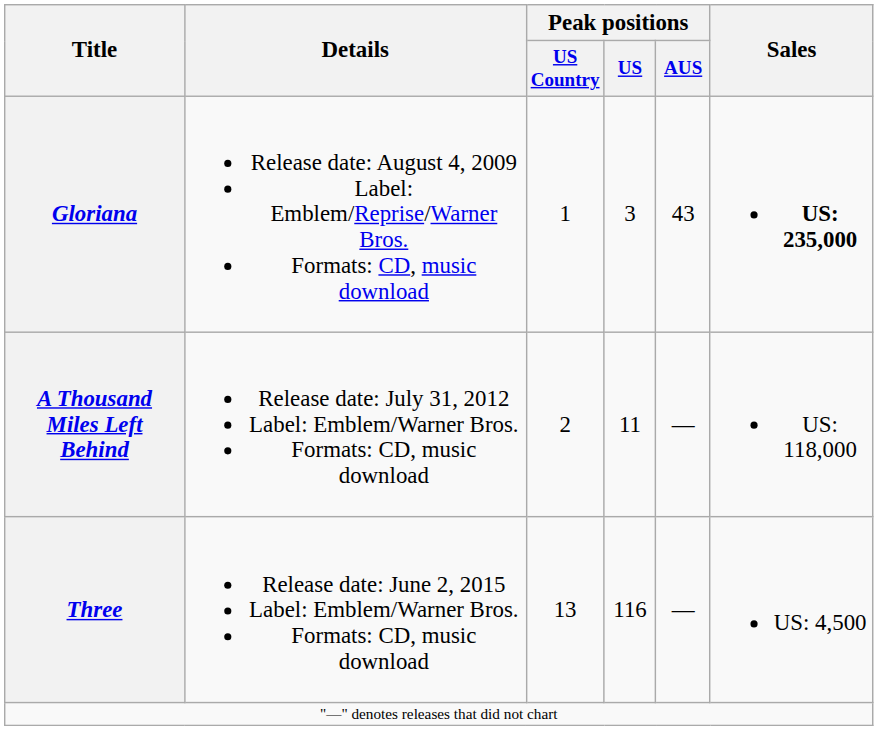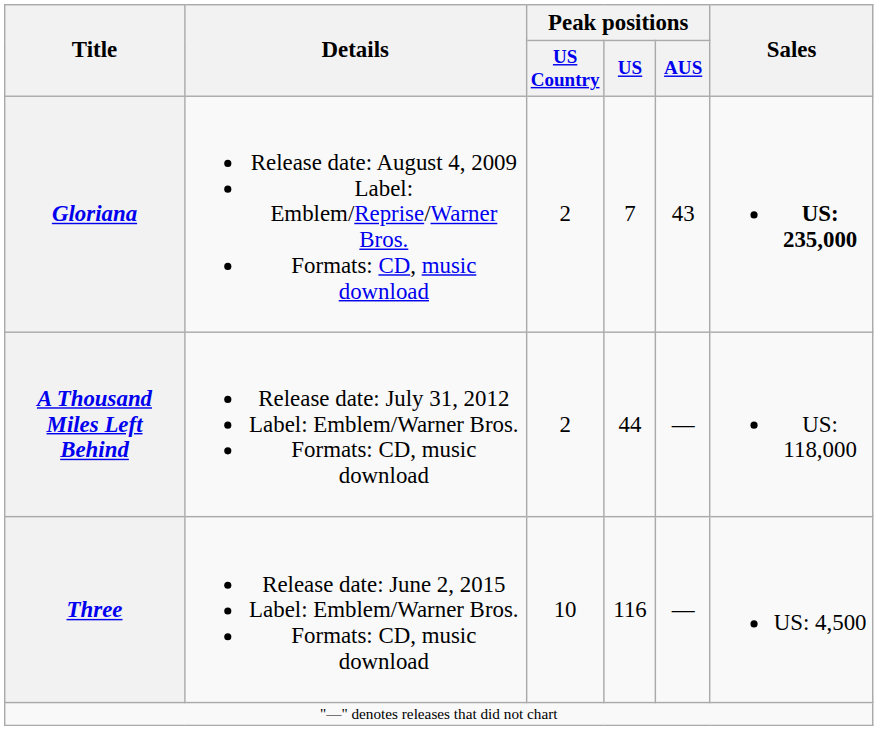(565, 213) 1 -> (565, 213) 2
(630, 213) 3 -> (630, 213) 7
(630, 424) 11 -> (630, 424) 44
(565, 609) 13 -> (565, 609) 10
